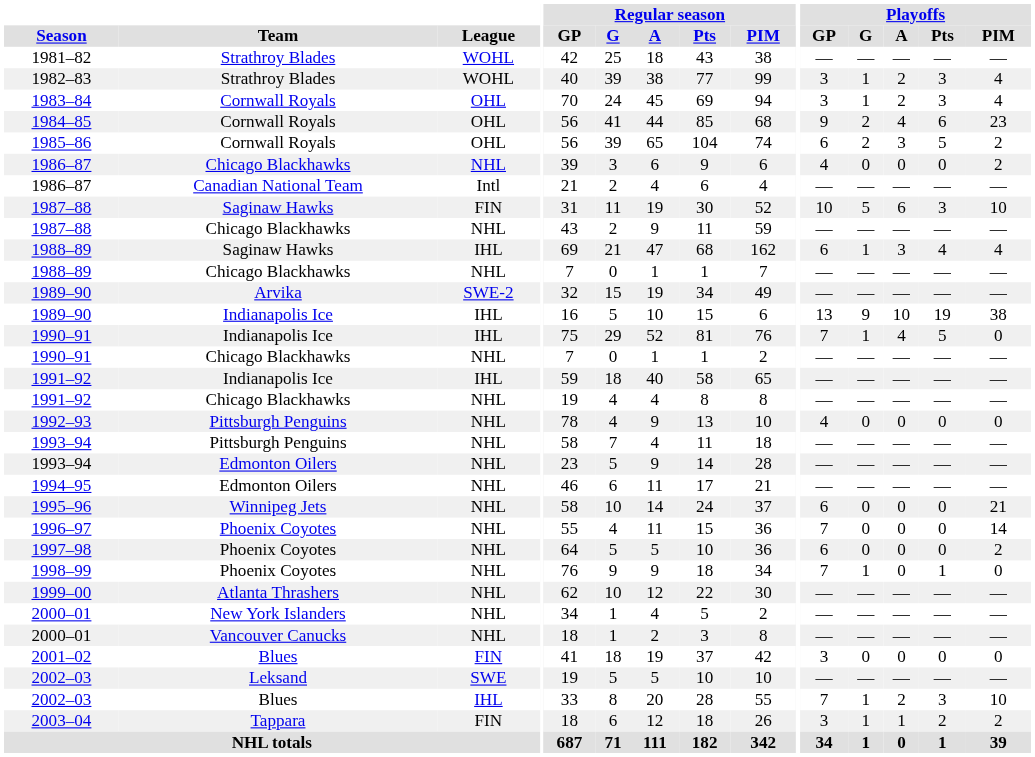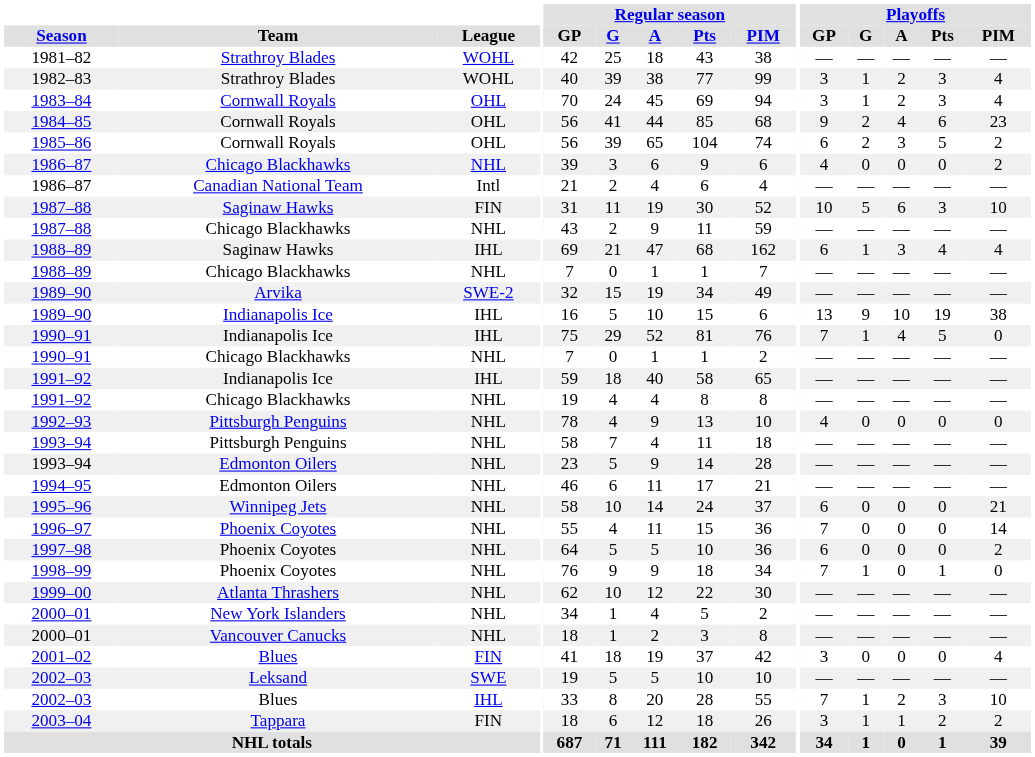(998, 656) 0 -> (998, 656) 4
